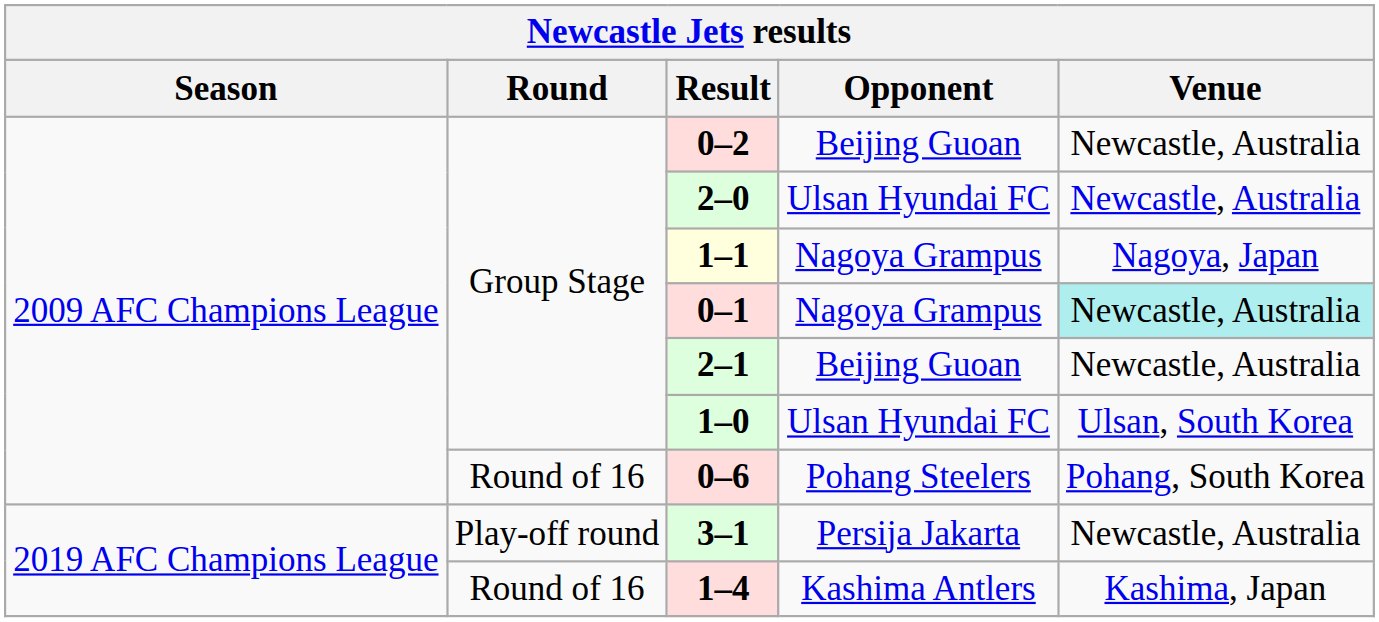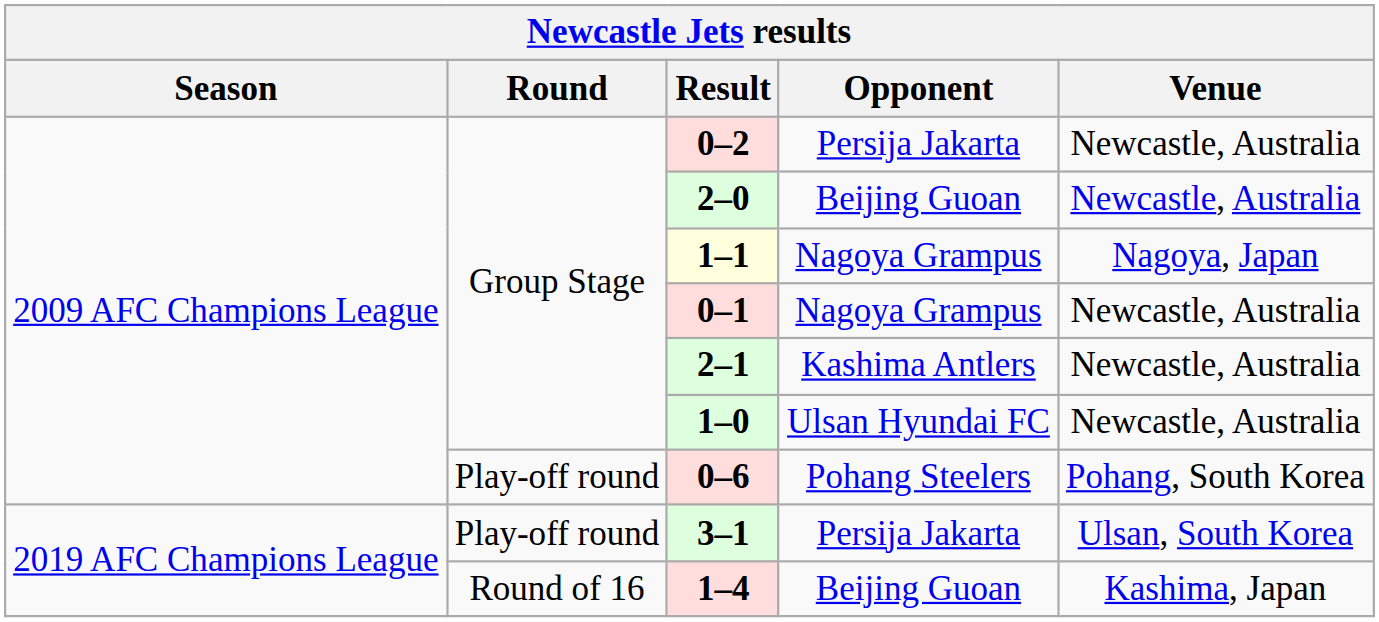(918, 143) Beijing Guoan -> (918, 143) Persija Jakarta
(918, 198) Ulsan Hyundai FC -> (918, 198) Beijing Guoan
(1215, 310) paleturquoise background -> (1215, 310) no background
(918, 365) Beijing Guoan -> (918, 365) Kashima Antlers
(1215, 421) Ulsan, South Korea -> (1215, 421) Newcastle, Australia
(557, 476) Round of 16 -> (557, 476) Play-off round
(1215, 532) Newcastle, Australia -> (1215, 532) Ulsan, South Korea
(918, 587) Kashima Antlers -> (918, 587) Beijing Guoan
